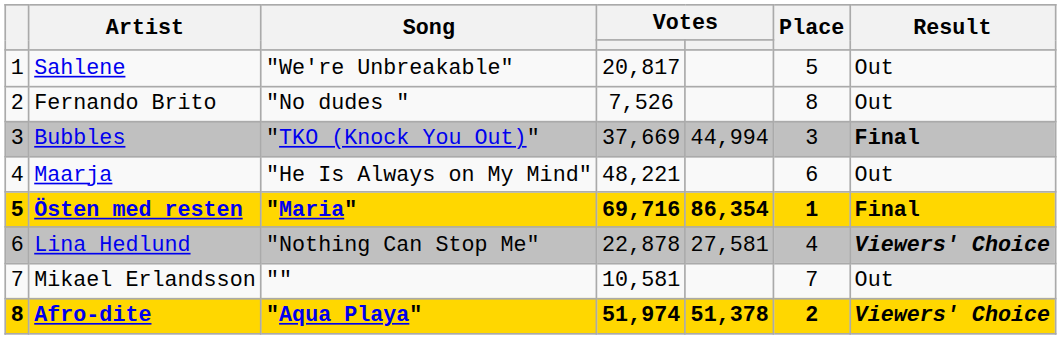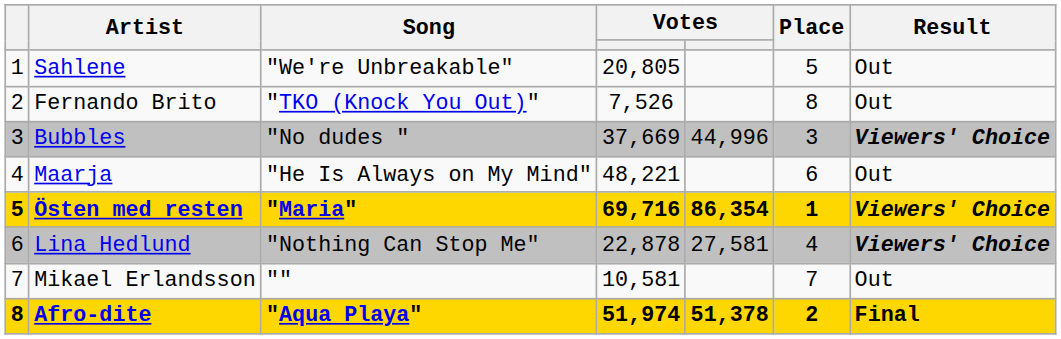(641, 68) 20,817 -> (641, 68) 20,805
(338, 104) "No dudes " -> (403, 104) "TKO (Knock You Out)"
(403, 139) "TKO (Knock You Out)" -> (338, 139) "No dudes "
(730, 139) 44,994 -> (730, 139) 44,996
(887, 139) Final -> (952, 139) Viewers' Choice
(887, 210) Final -> (952, 210) Viewers' Choice
(952, 316) Viewers' Choice -> (887, 316) Final
